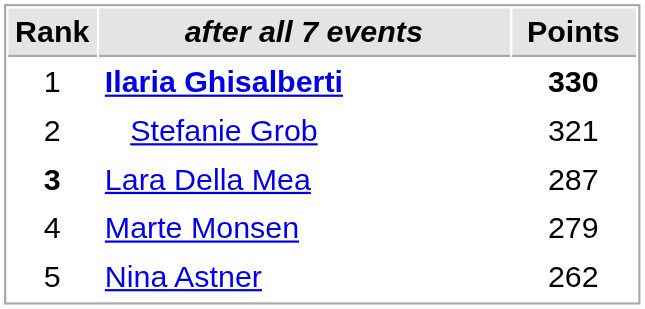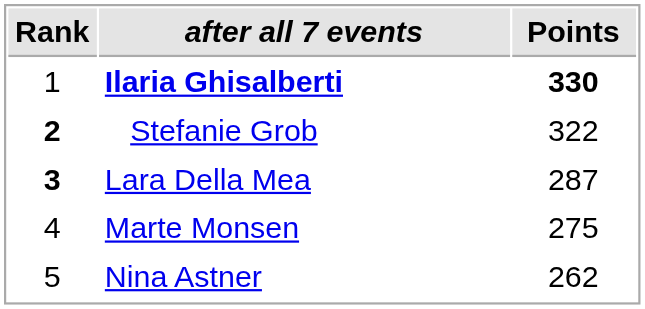(52, 131) normal -> (52, 131) bold
(573, 131) 321 -> (573, 131) 322
(573, 228) 279 -> (573, 228) 275
